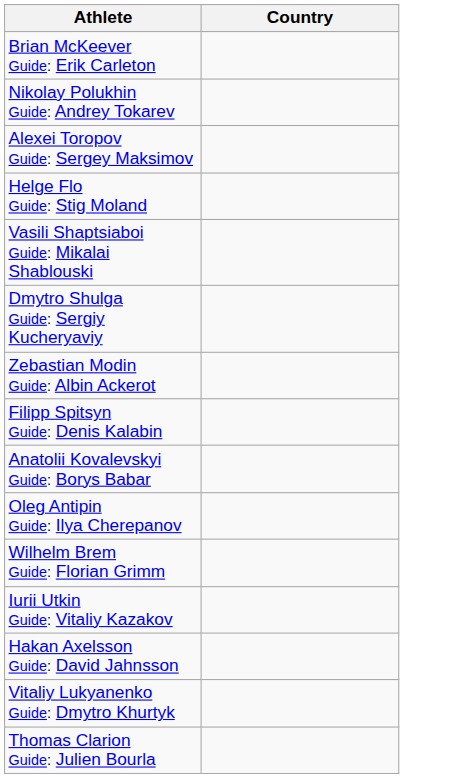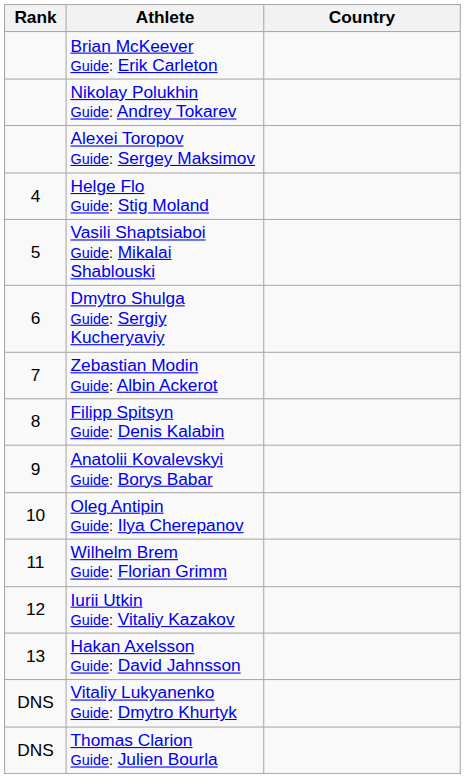+ column: (36, 18)
